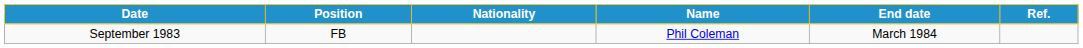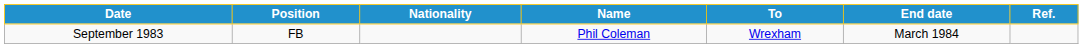+ column: (775, 14)
